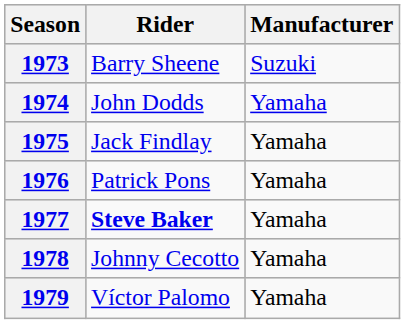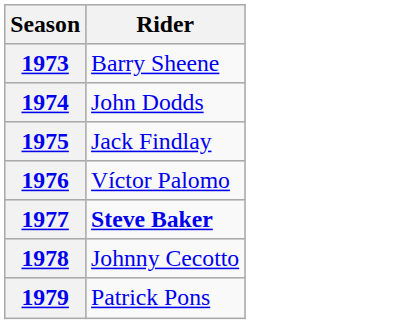- column: (322, 24)
(151, 180) Patrick Pons -> (161, 180) Víctor Palomo
(161, 297) Víctor Palomo -> (151, 297) Patrick Pons
